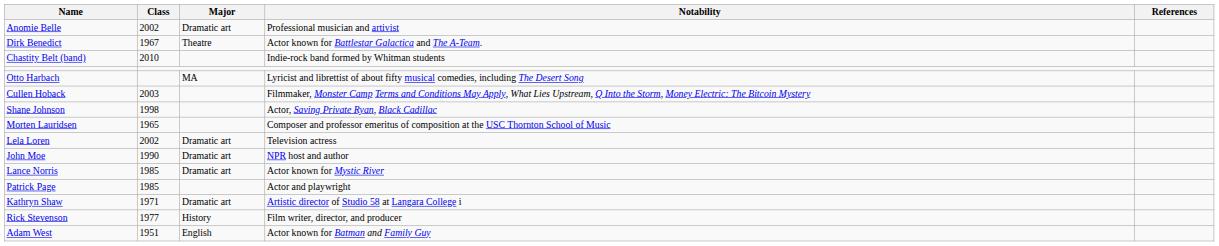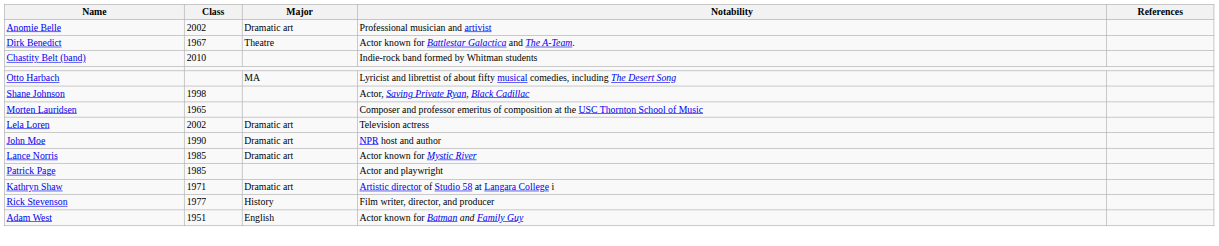- row: (36, 94)
